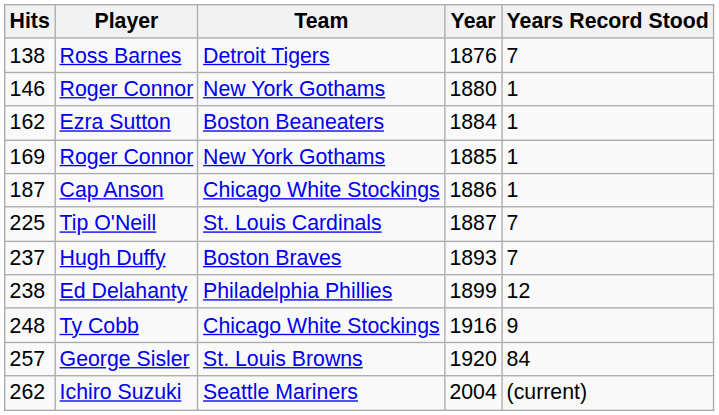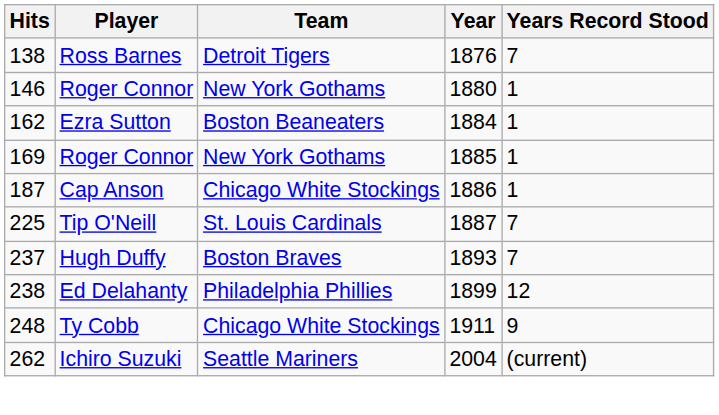(473, 325) 1916 -> (472, 325) 1911
- row: (27, 358)
